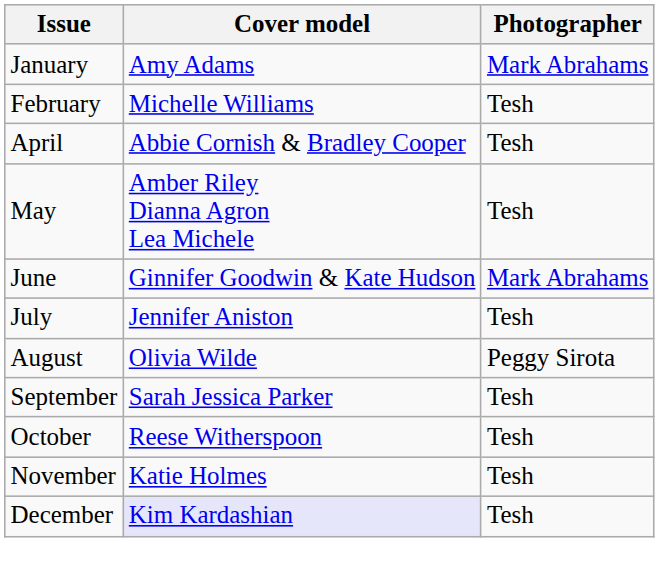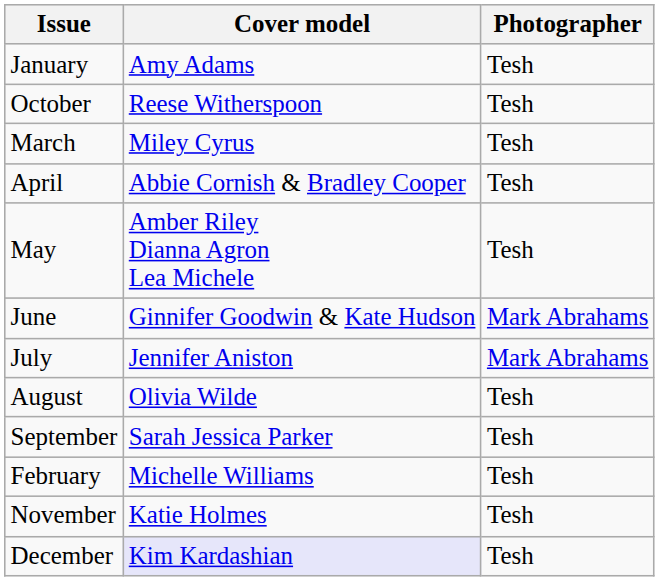(568, 63) Mark Abrahams -> (510, 63) Tesh
rows swapped: (56, 103) <-> (51, 436)
+ row: (43, 143)
(510, 317) Tesh -> (568, 357) Mark Abrahams
(551, 357) Peggy Sirota -> (510, 397) Tesh
